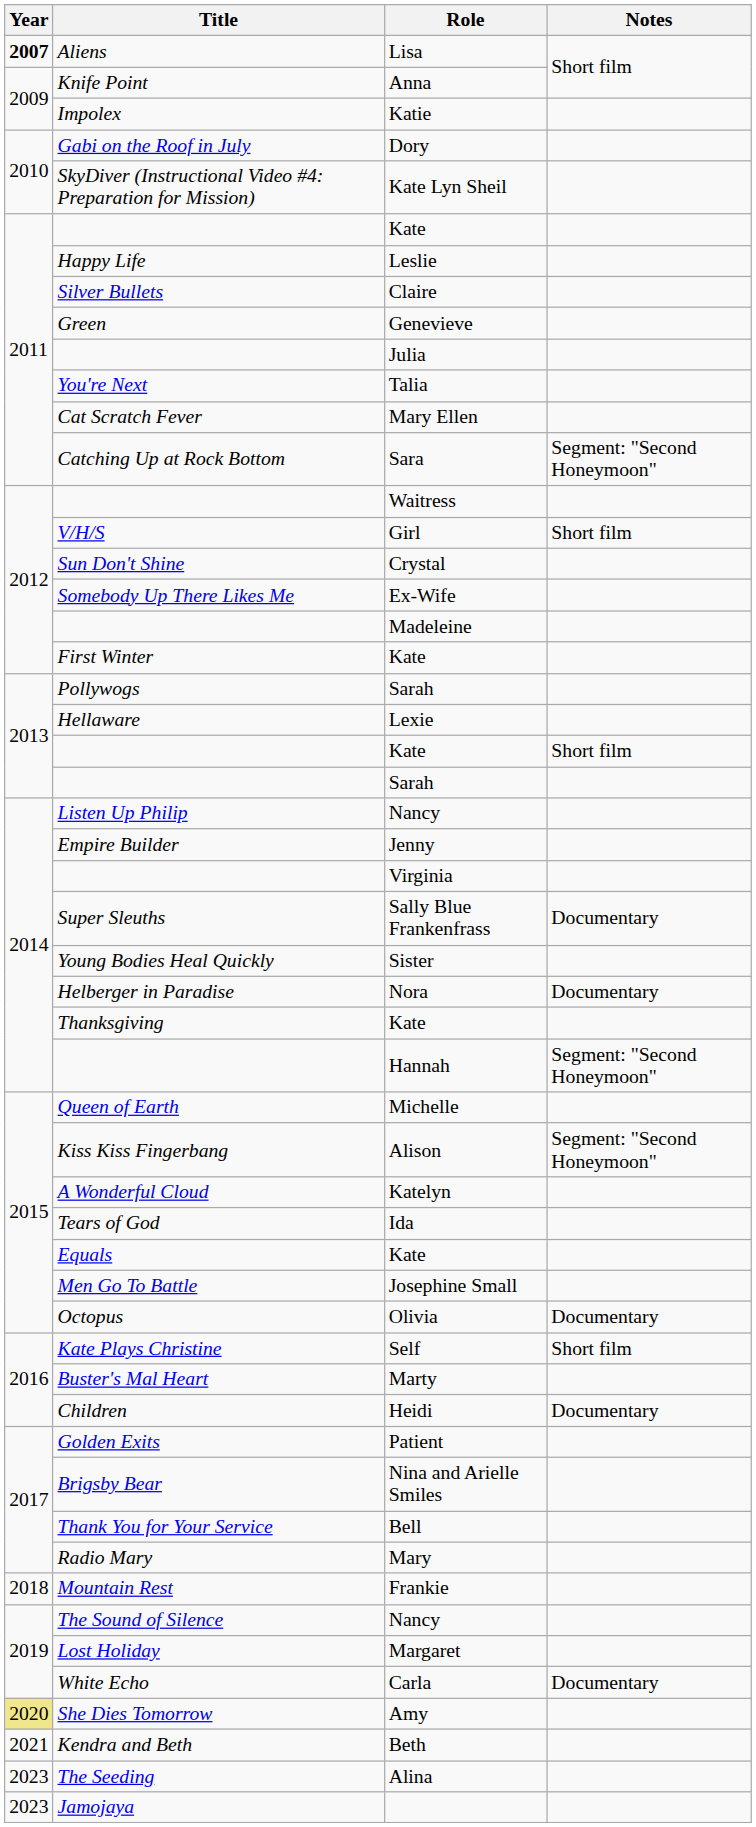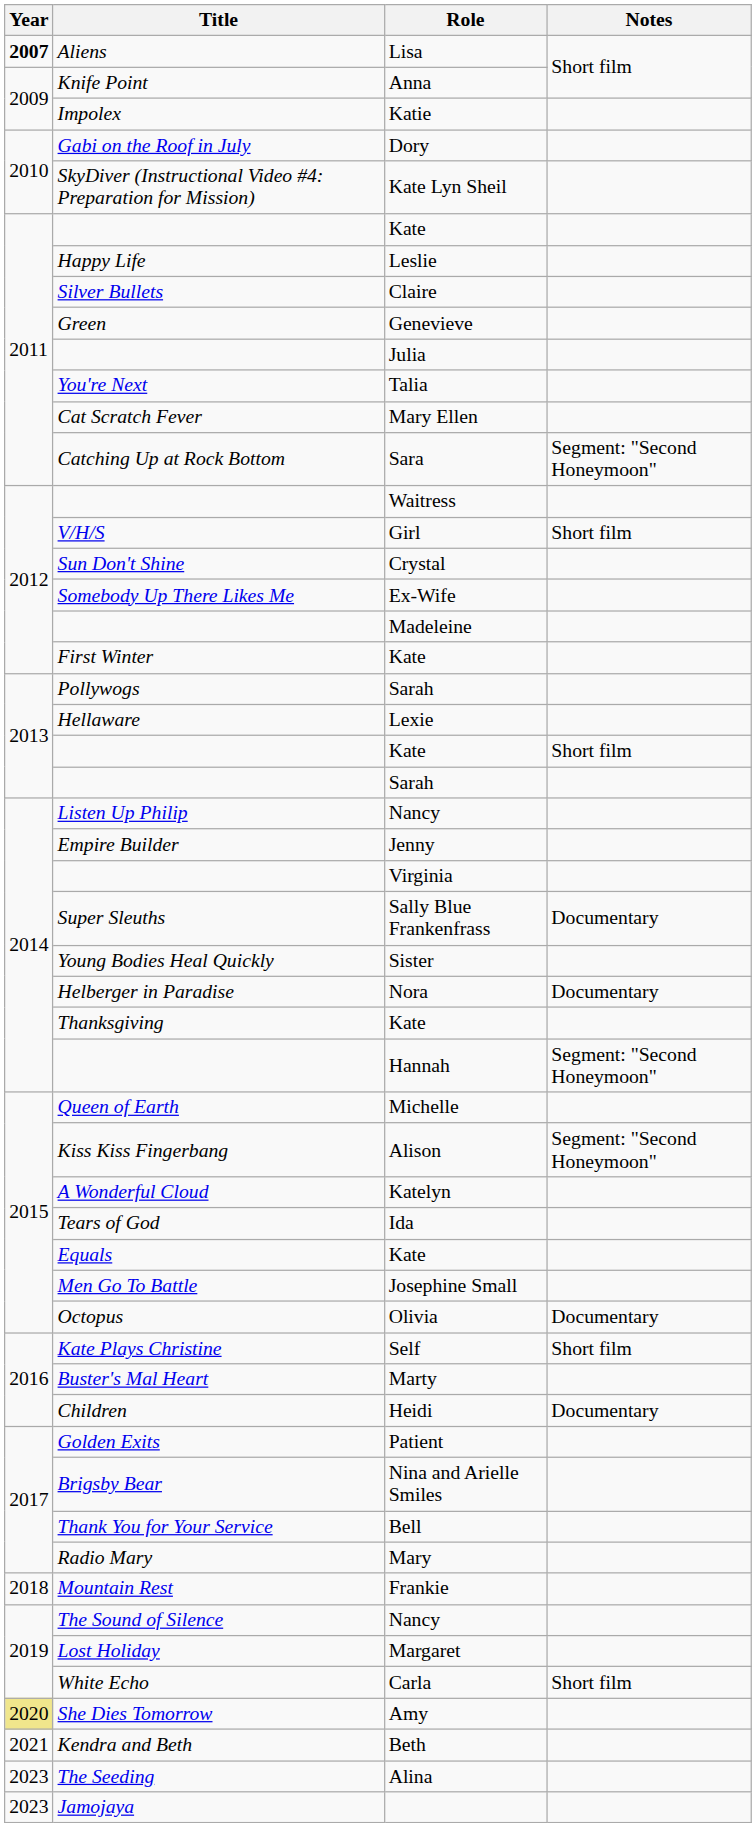(605, 1682) Documentary -> (592, 1682) Short film
